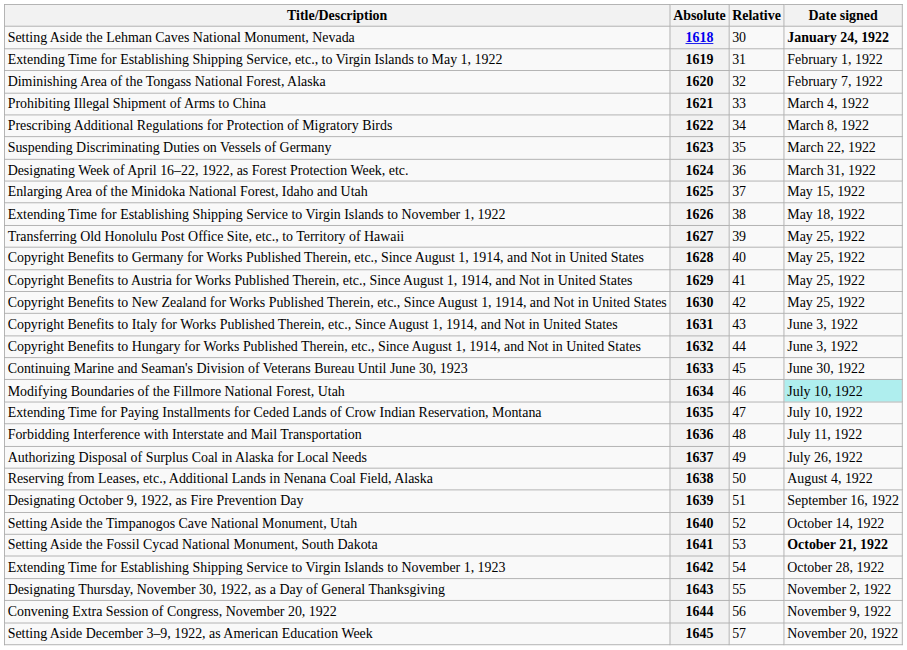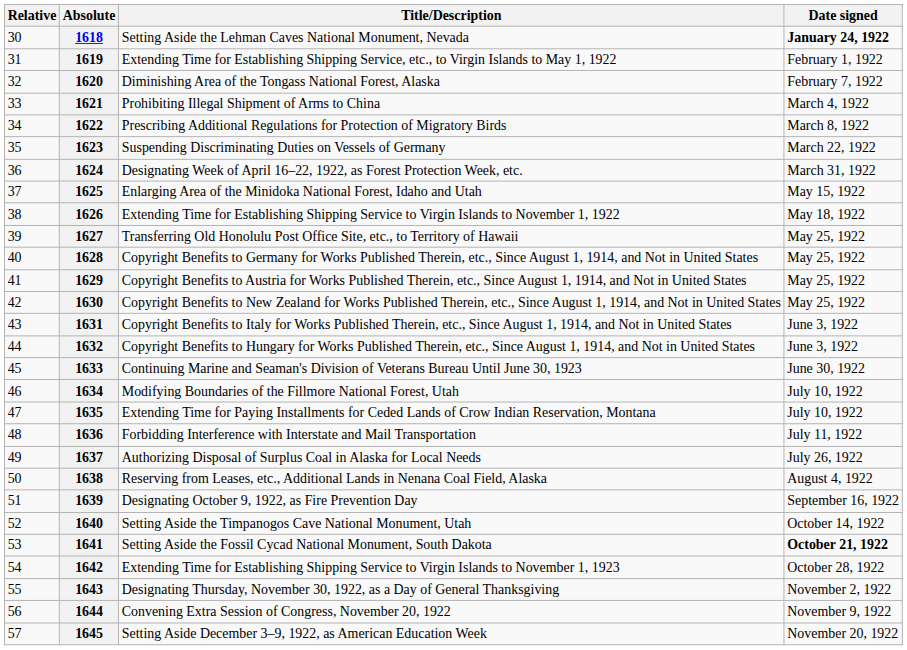columns swapped: (757, 15) <-> (337, 15)
(825, 390) paleturquoise background -> (825, 390) no background
